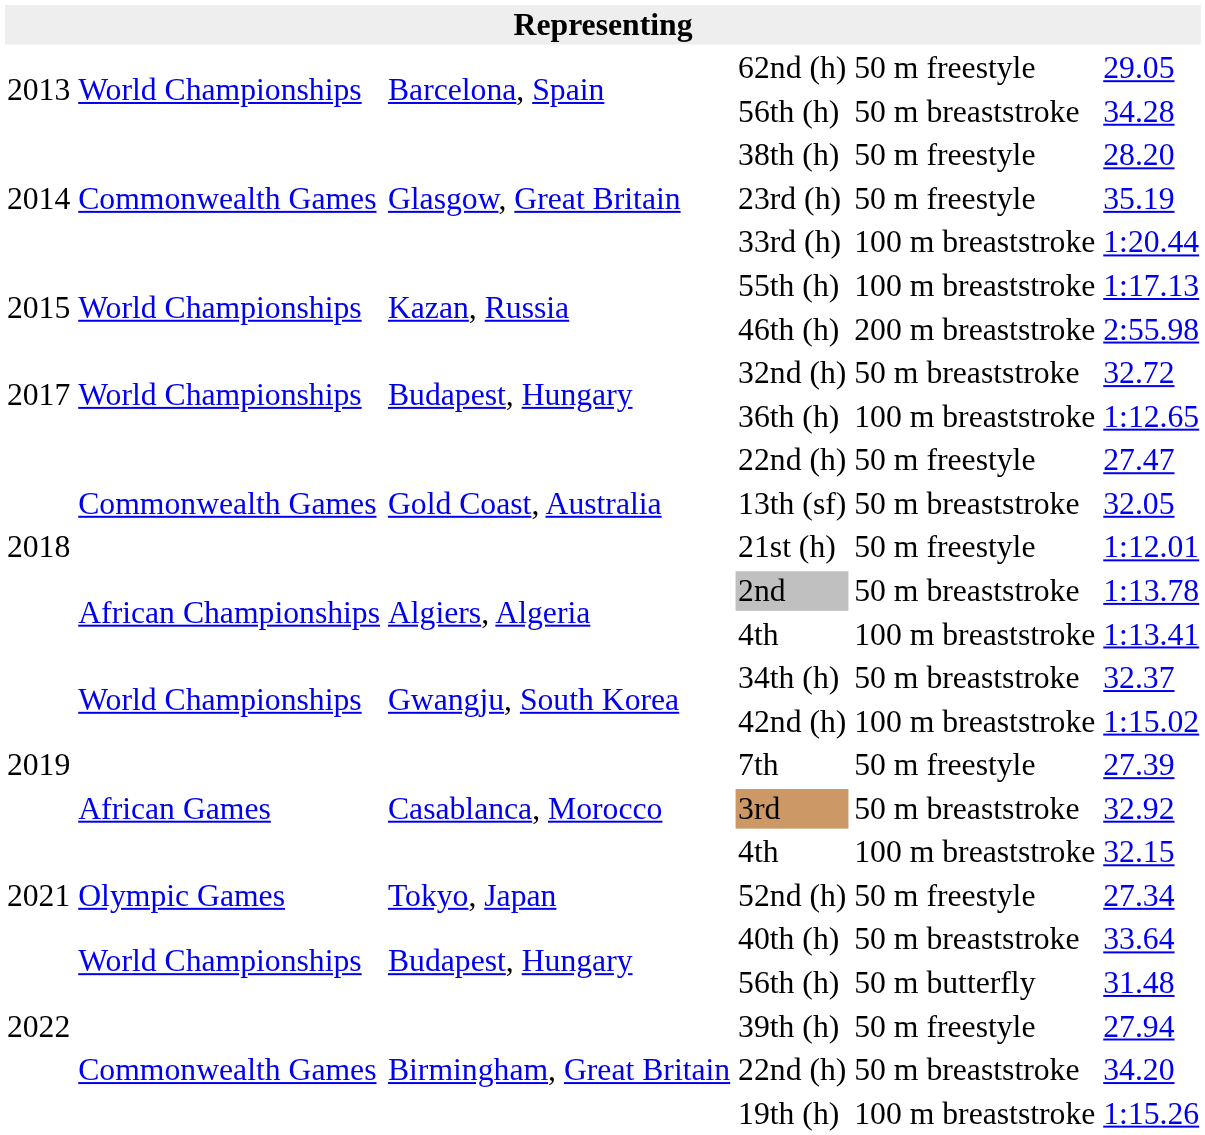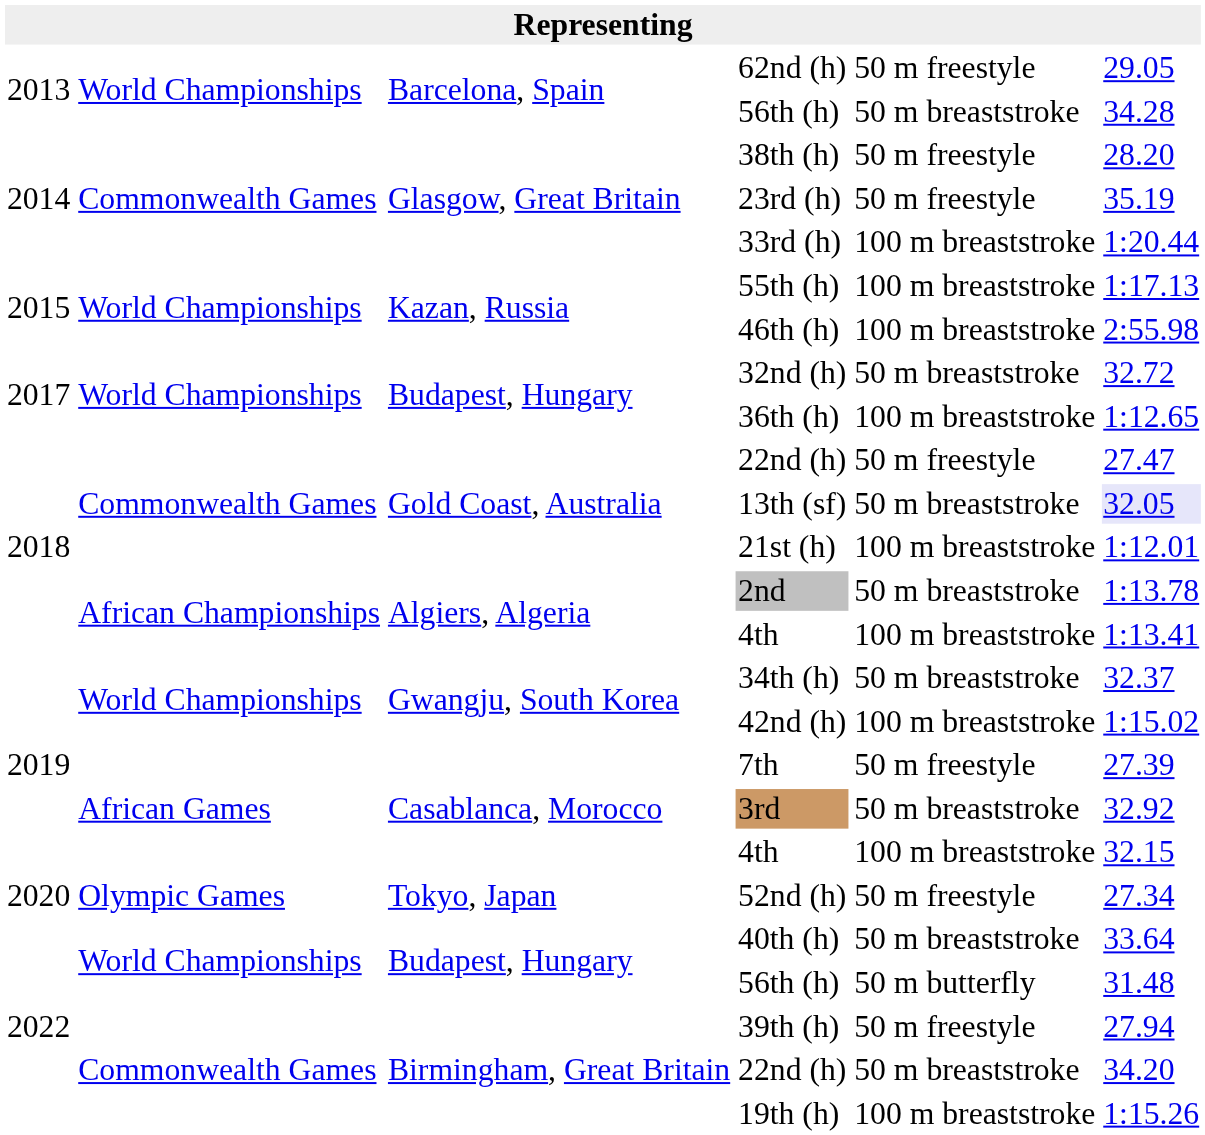(975, 329) 200 m breaststroke -> (975, 329) 100 m breaststroke
(1139, 503) no background -> (1139, 503) lavender background
(945, 546) 50 m freestyle -> (975, 546) 100 m breaststroke
(39, 895) 2021 -> (39, 895) 2020
